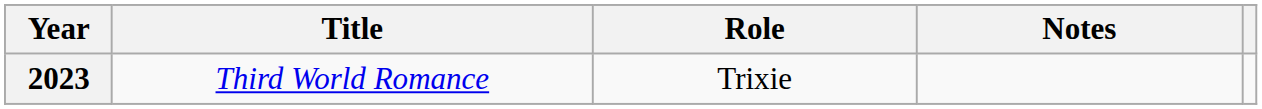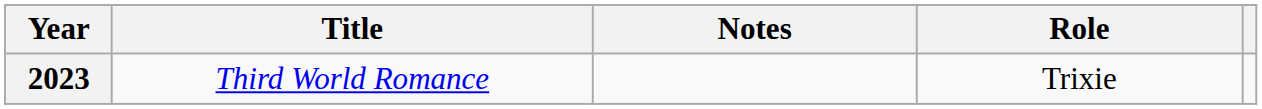columns swapped: (755, 29) <-> (1079, 29)
